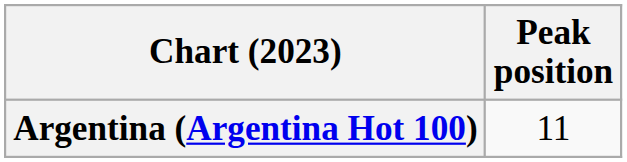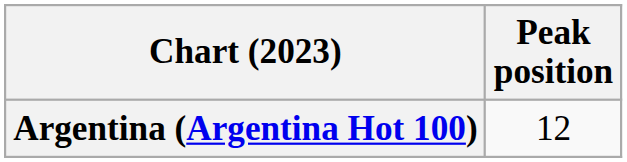(554, 127) 11 -> (554, 127) 12
